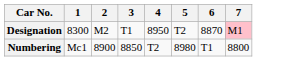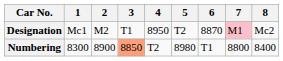+ column: (265, 13)
(78, 30) 8300 -> (77, 30) Mc1
(77, 47) Mc1 -> (78, 47) 8300
(131, 47) no background -> (131, 47) lightsalmon background
